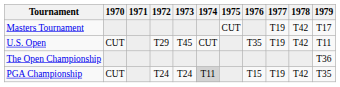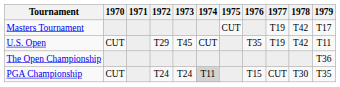(277, 74) T19 -> (277, 74) CUT
(301, 74) T42 -> (301, 74) T30
